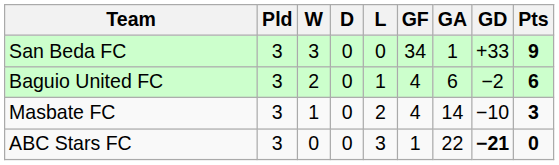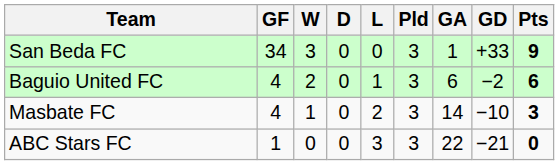columns swapped: (277, 19) <-> (415, 19)
(493, 143) bold -> (493, 143) normal
